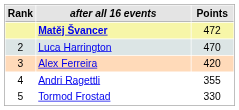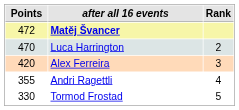columns swapped: (20, 13) <-> (212, 13)
